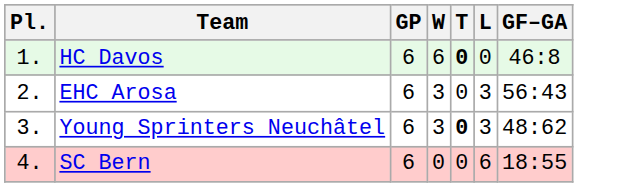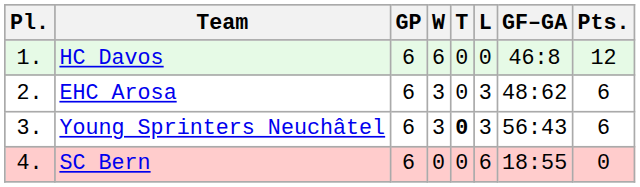+ column: (604, 23)
(462, 58) bold -> (462, 58) normal
(535, 93) 56:43 -> (535, 93) 48:62
(535, 129) 48:62 -> (535, 129) 56:43
